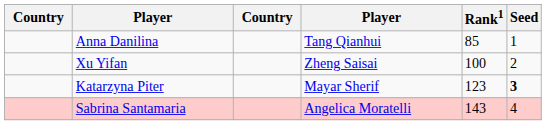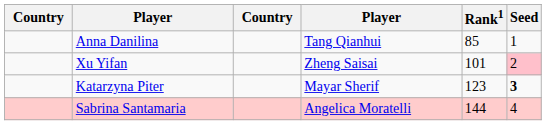(475, 64) 100 -> (475, 64) 101
(514, 64) no background -> (514, 64) pink background
(475, 108) 143 -> (475, 108) 144
